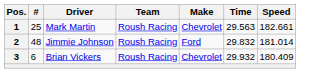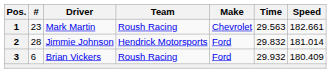(36, 27) 25 -> (36, 27) 23
(36, 42) 48 -> (36, 42) 28
(148, 42) Roush Racing -> (163, 42) Hendrick Motorsports
(202, 57) Chevrolet -> (222, 57) Ford
